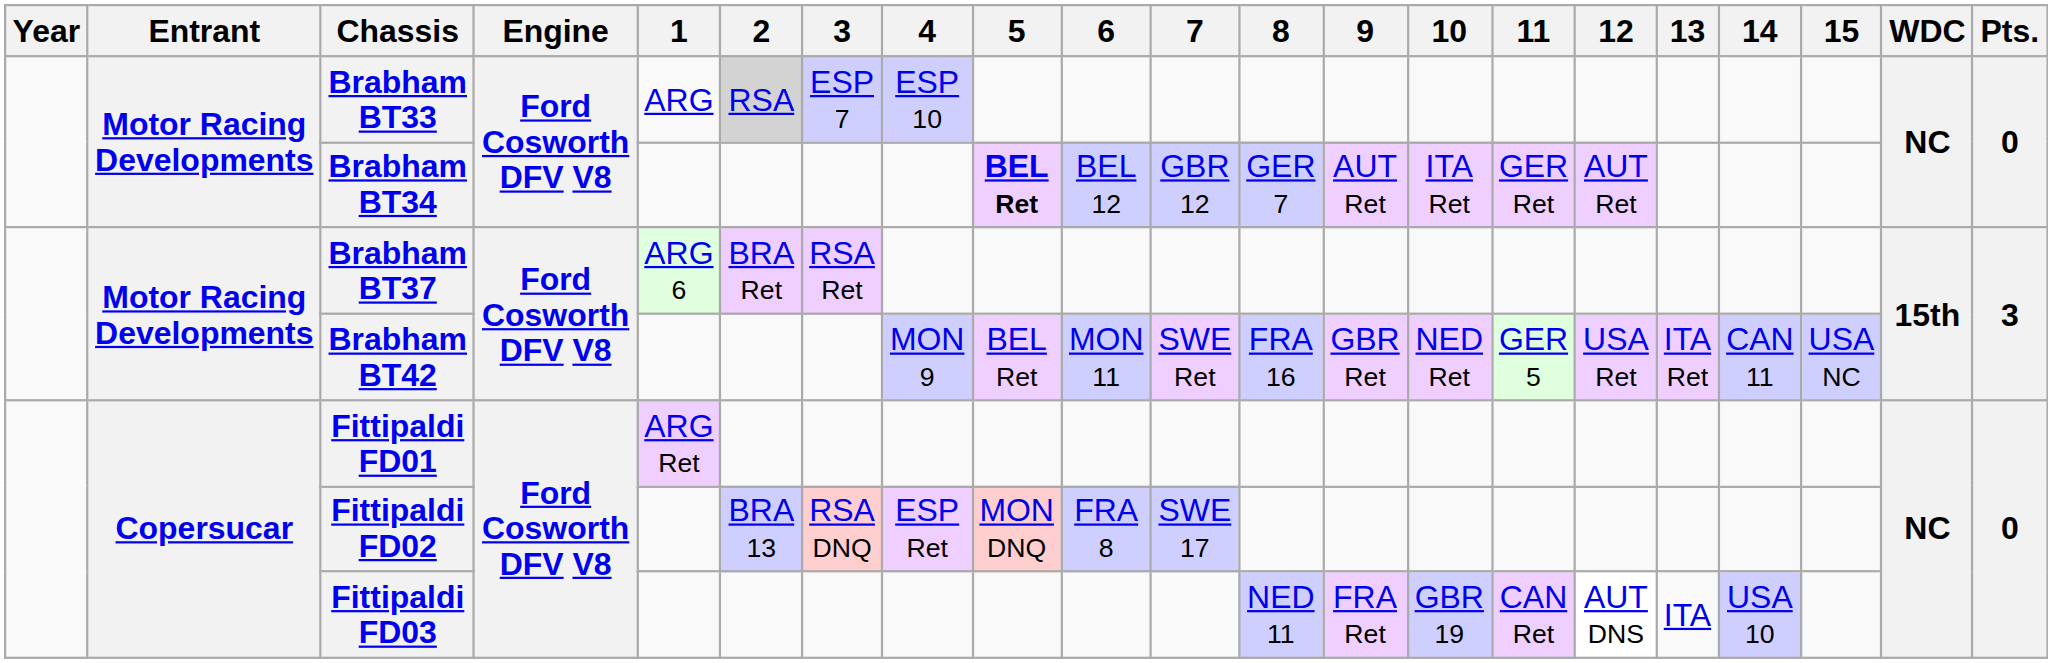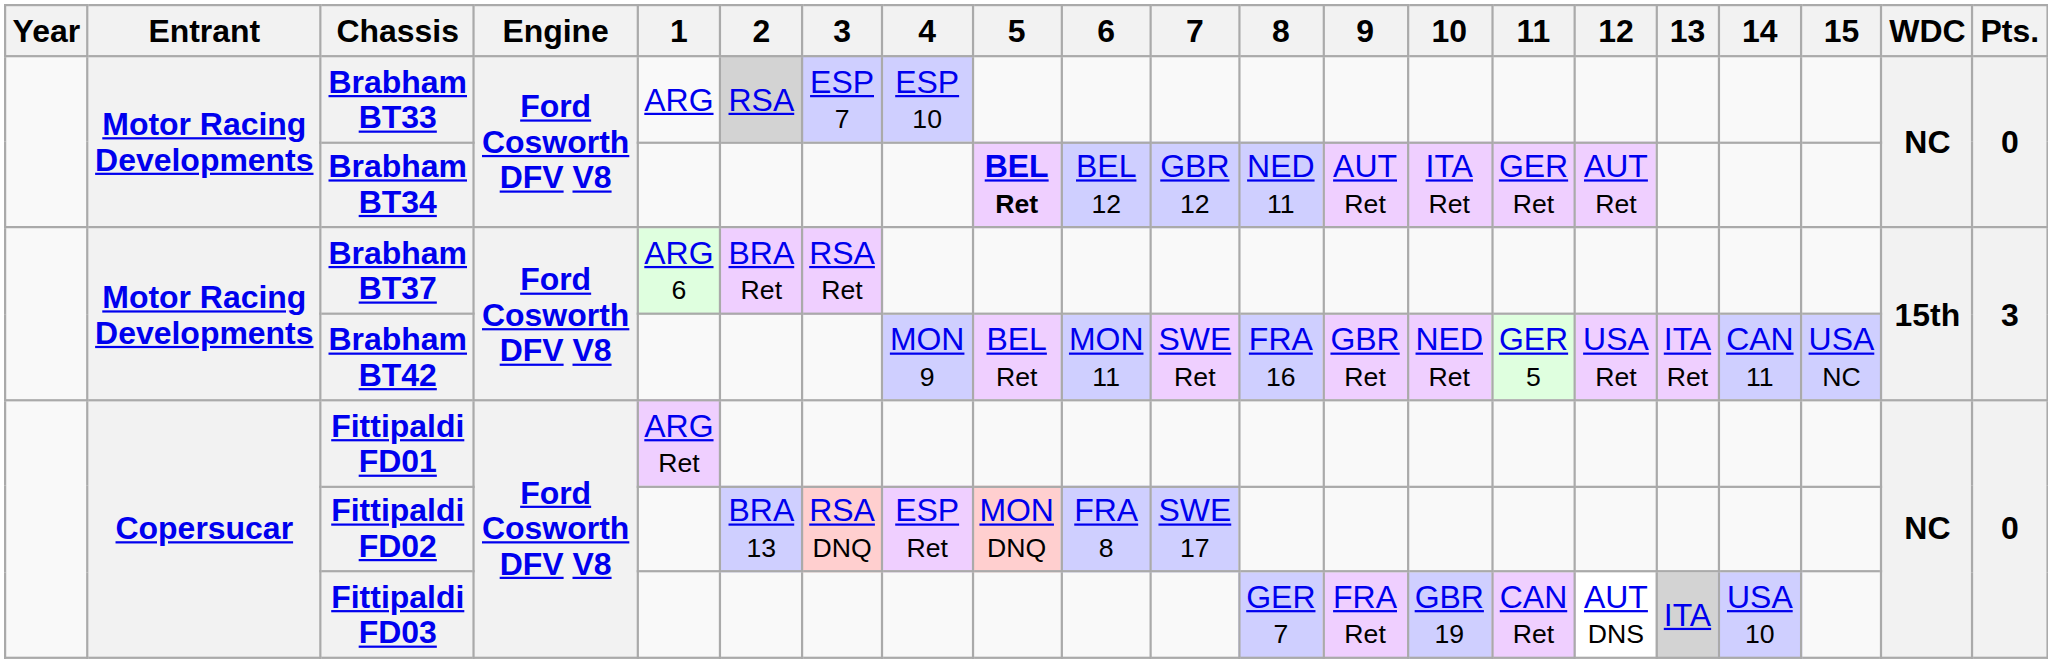(1281, 185) GER 7 -> (1281, 185) NED 11
(1281, 615) NED 11 -> (1281, 615) GER 7
(1687, 615) no background -> (1687, 615) lightgrey background
